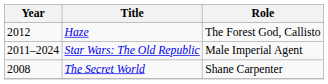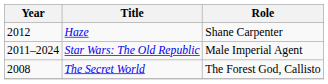(263, 32) The Forest God, Callisto -> (244, 32) Shane Carpenter
(244, 69) Shane Carpenter -> (263, 69) The Forest God, Callisto
